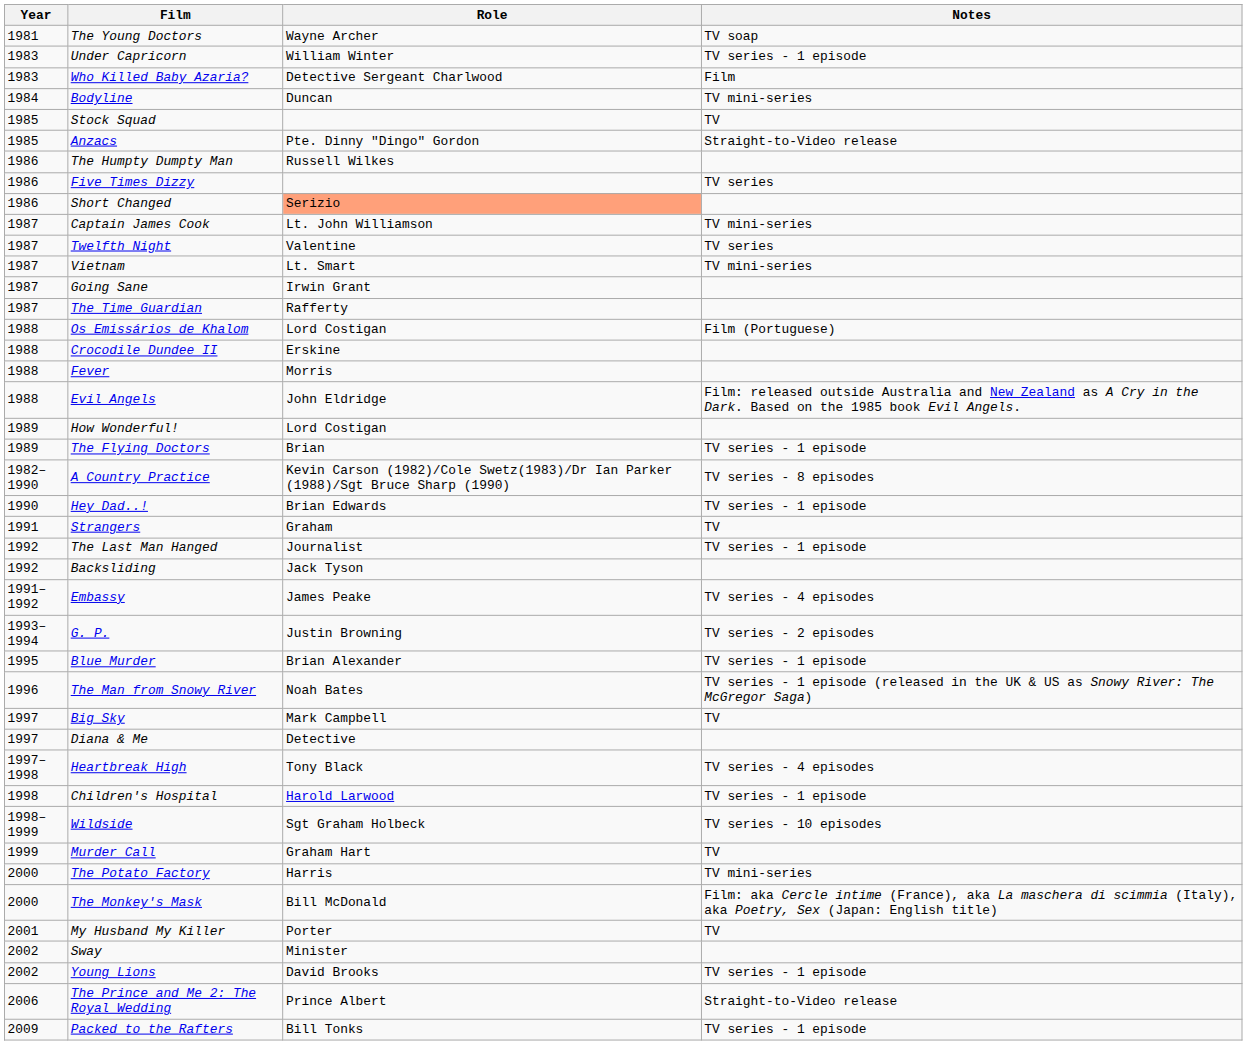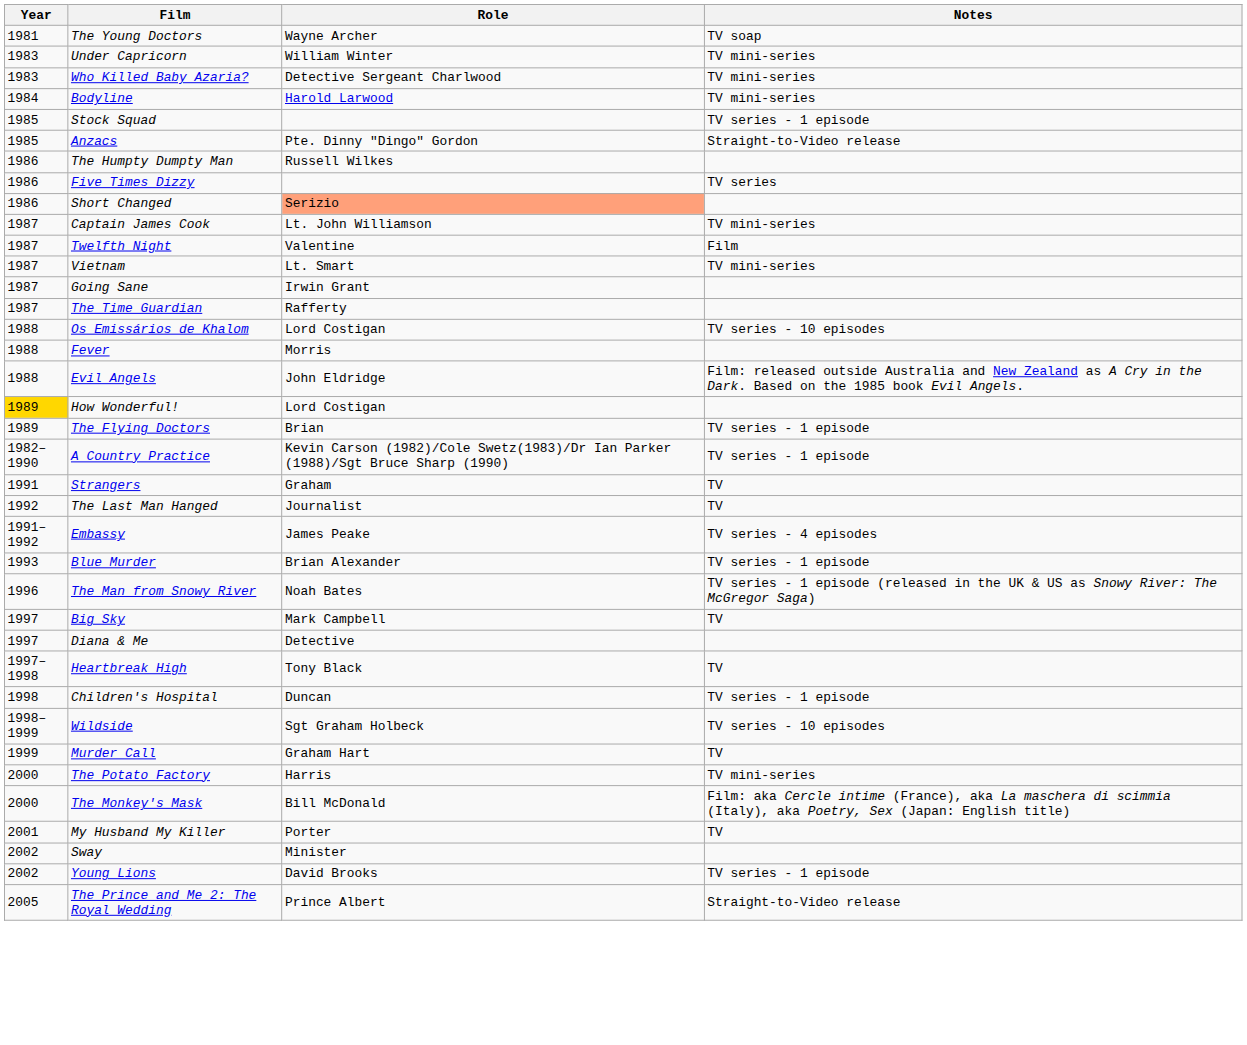(785, 57) TV series - 1 episode -> (761, 57) TV mini-series
(720, 78) Film -> (761, 78) TV mini-series
(309, 99) Duncan -> (339, 99) Harold Larwood
(712, 120) TV -> (788, 120) TV series - 1 episode
(739, 246) TV series -> (723, 246) Film
(770, 330) Film (Portuguese) -> (796, 330) TV series - 10 episodes
- row: (144, 351)
(23, 428) no background -> (23, 407) gold background
(789, 478) TV series - 8 episodes -> (788, 457) TV series - 1 episode
- row: (109, 506)
(785, 548) TV series - 1 episode -> (715, 506) TV
- row: (113, 569)
- row: (90, 633)
(23, 662) 1995 -> (23, 563) 1993
(789, 768) TV series - 4 episodes -> (715, 669) TV
(340, 796) Harold Larwood -> (308, 698) Duncan
(23, 1001) 2006 -> (23, 902) 2005
- row: (152, 1030)
